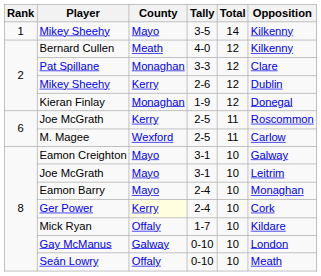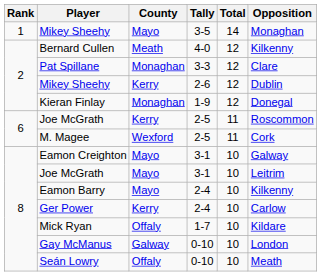(272, 31) Kilkenny -> (277, 31) Monaghan
(268, 137) Carlow -> (263, 137) Cork
(277, 191) Monaghan -> (272, 191) Kilkenny
(145, 208) lightyellow background -> (145, 208) no background
(263, 208) Cork -> (268, 208) Carlow
